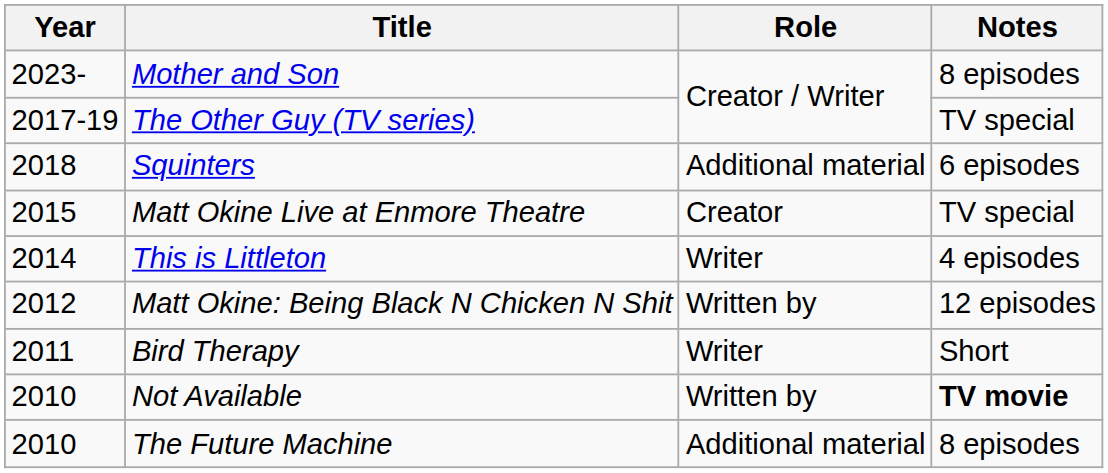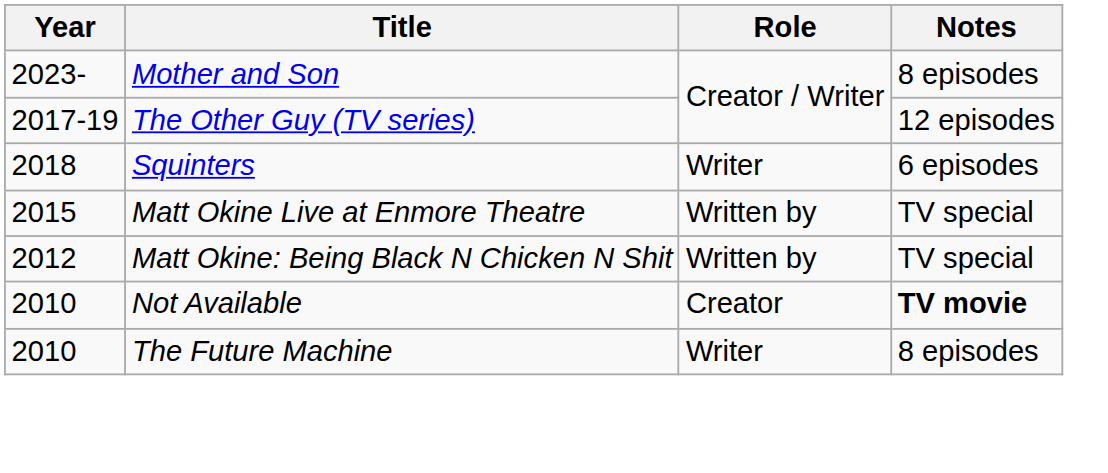(1007, 119) TV special -> (976, 119) 12 episodes
(806, 166) Additional material -> (724, 166) Writer
(734, 212) Creator -> (751, 212) Written by
- row: (229, 258)
(1017, 304) 12 episodes -> (966, 258) TV special
- row: (215, 350)
(751, 397) Written by -> (734, 304) Creator
(806, 443) Additional material -> (724, 350) Writer
